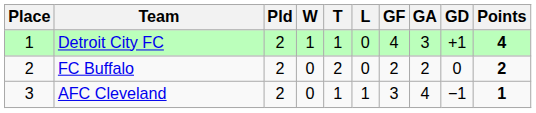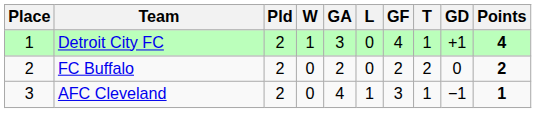columns swapped: (338, 17) <-> (425, 17)
